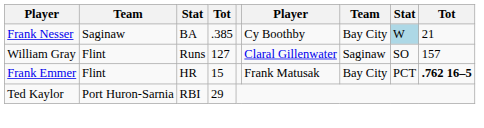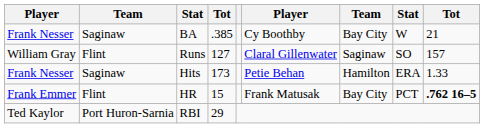(399, 34) lightblue background -> (401, 34) no background
+ row: (190, 73)
